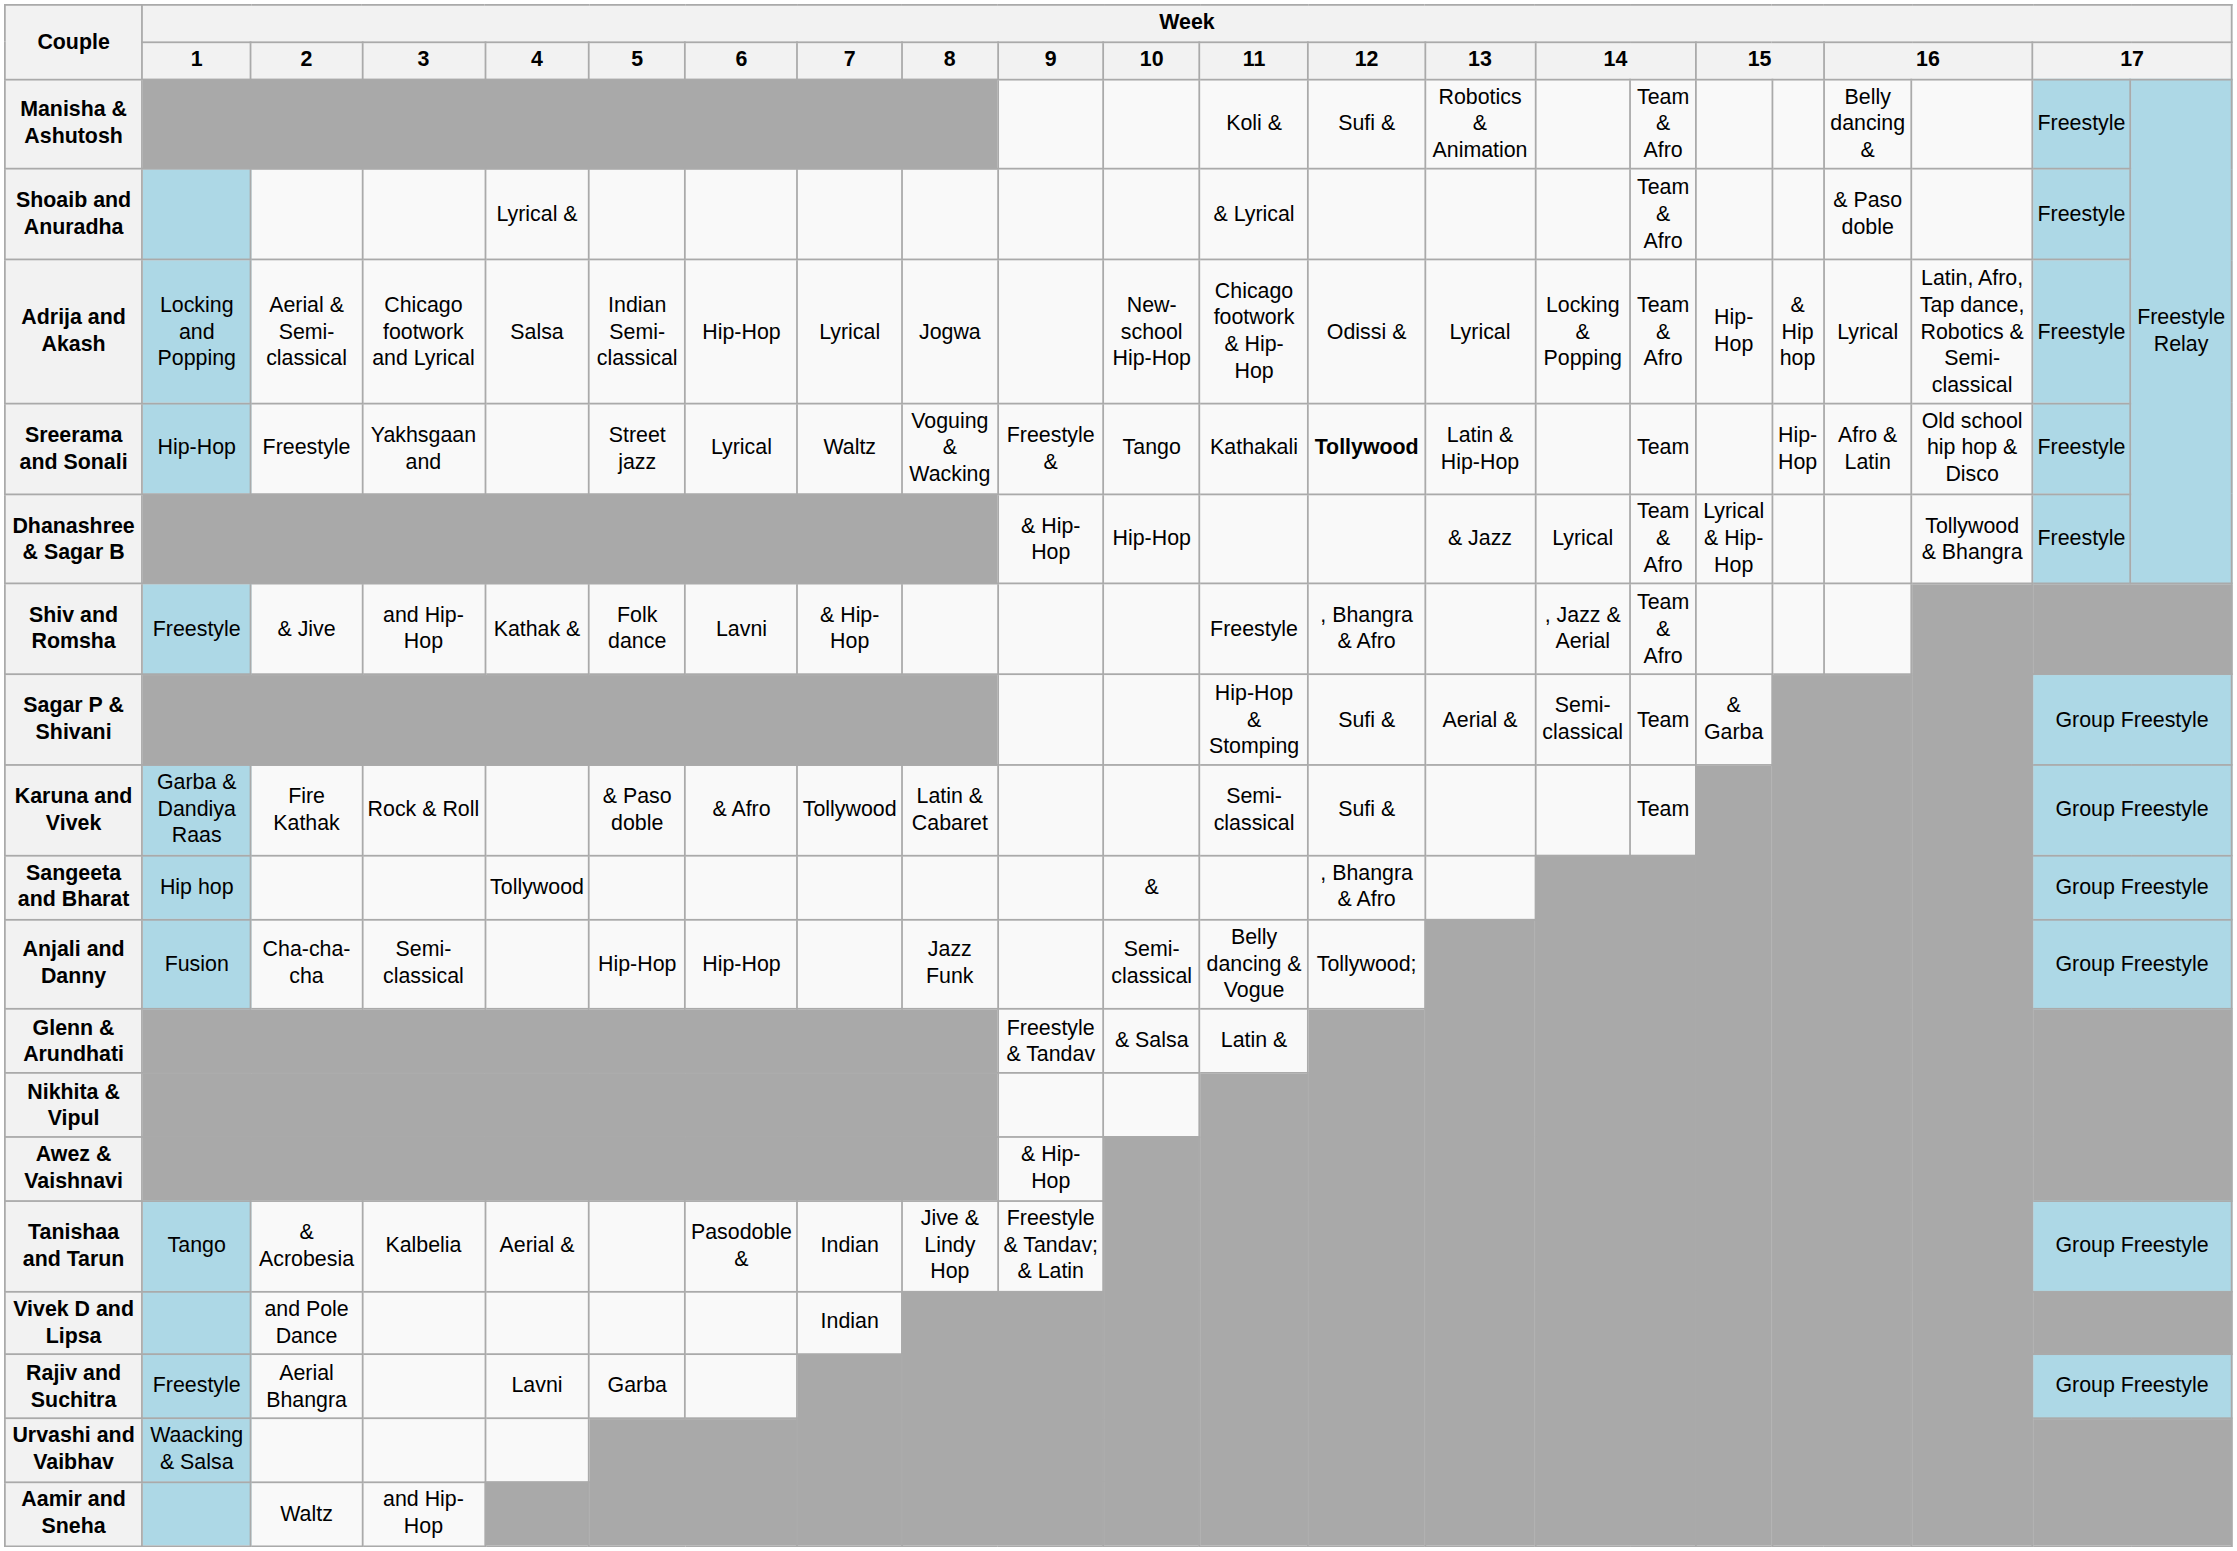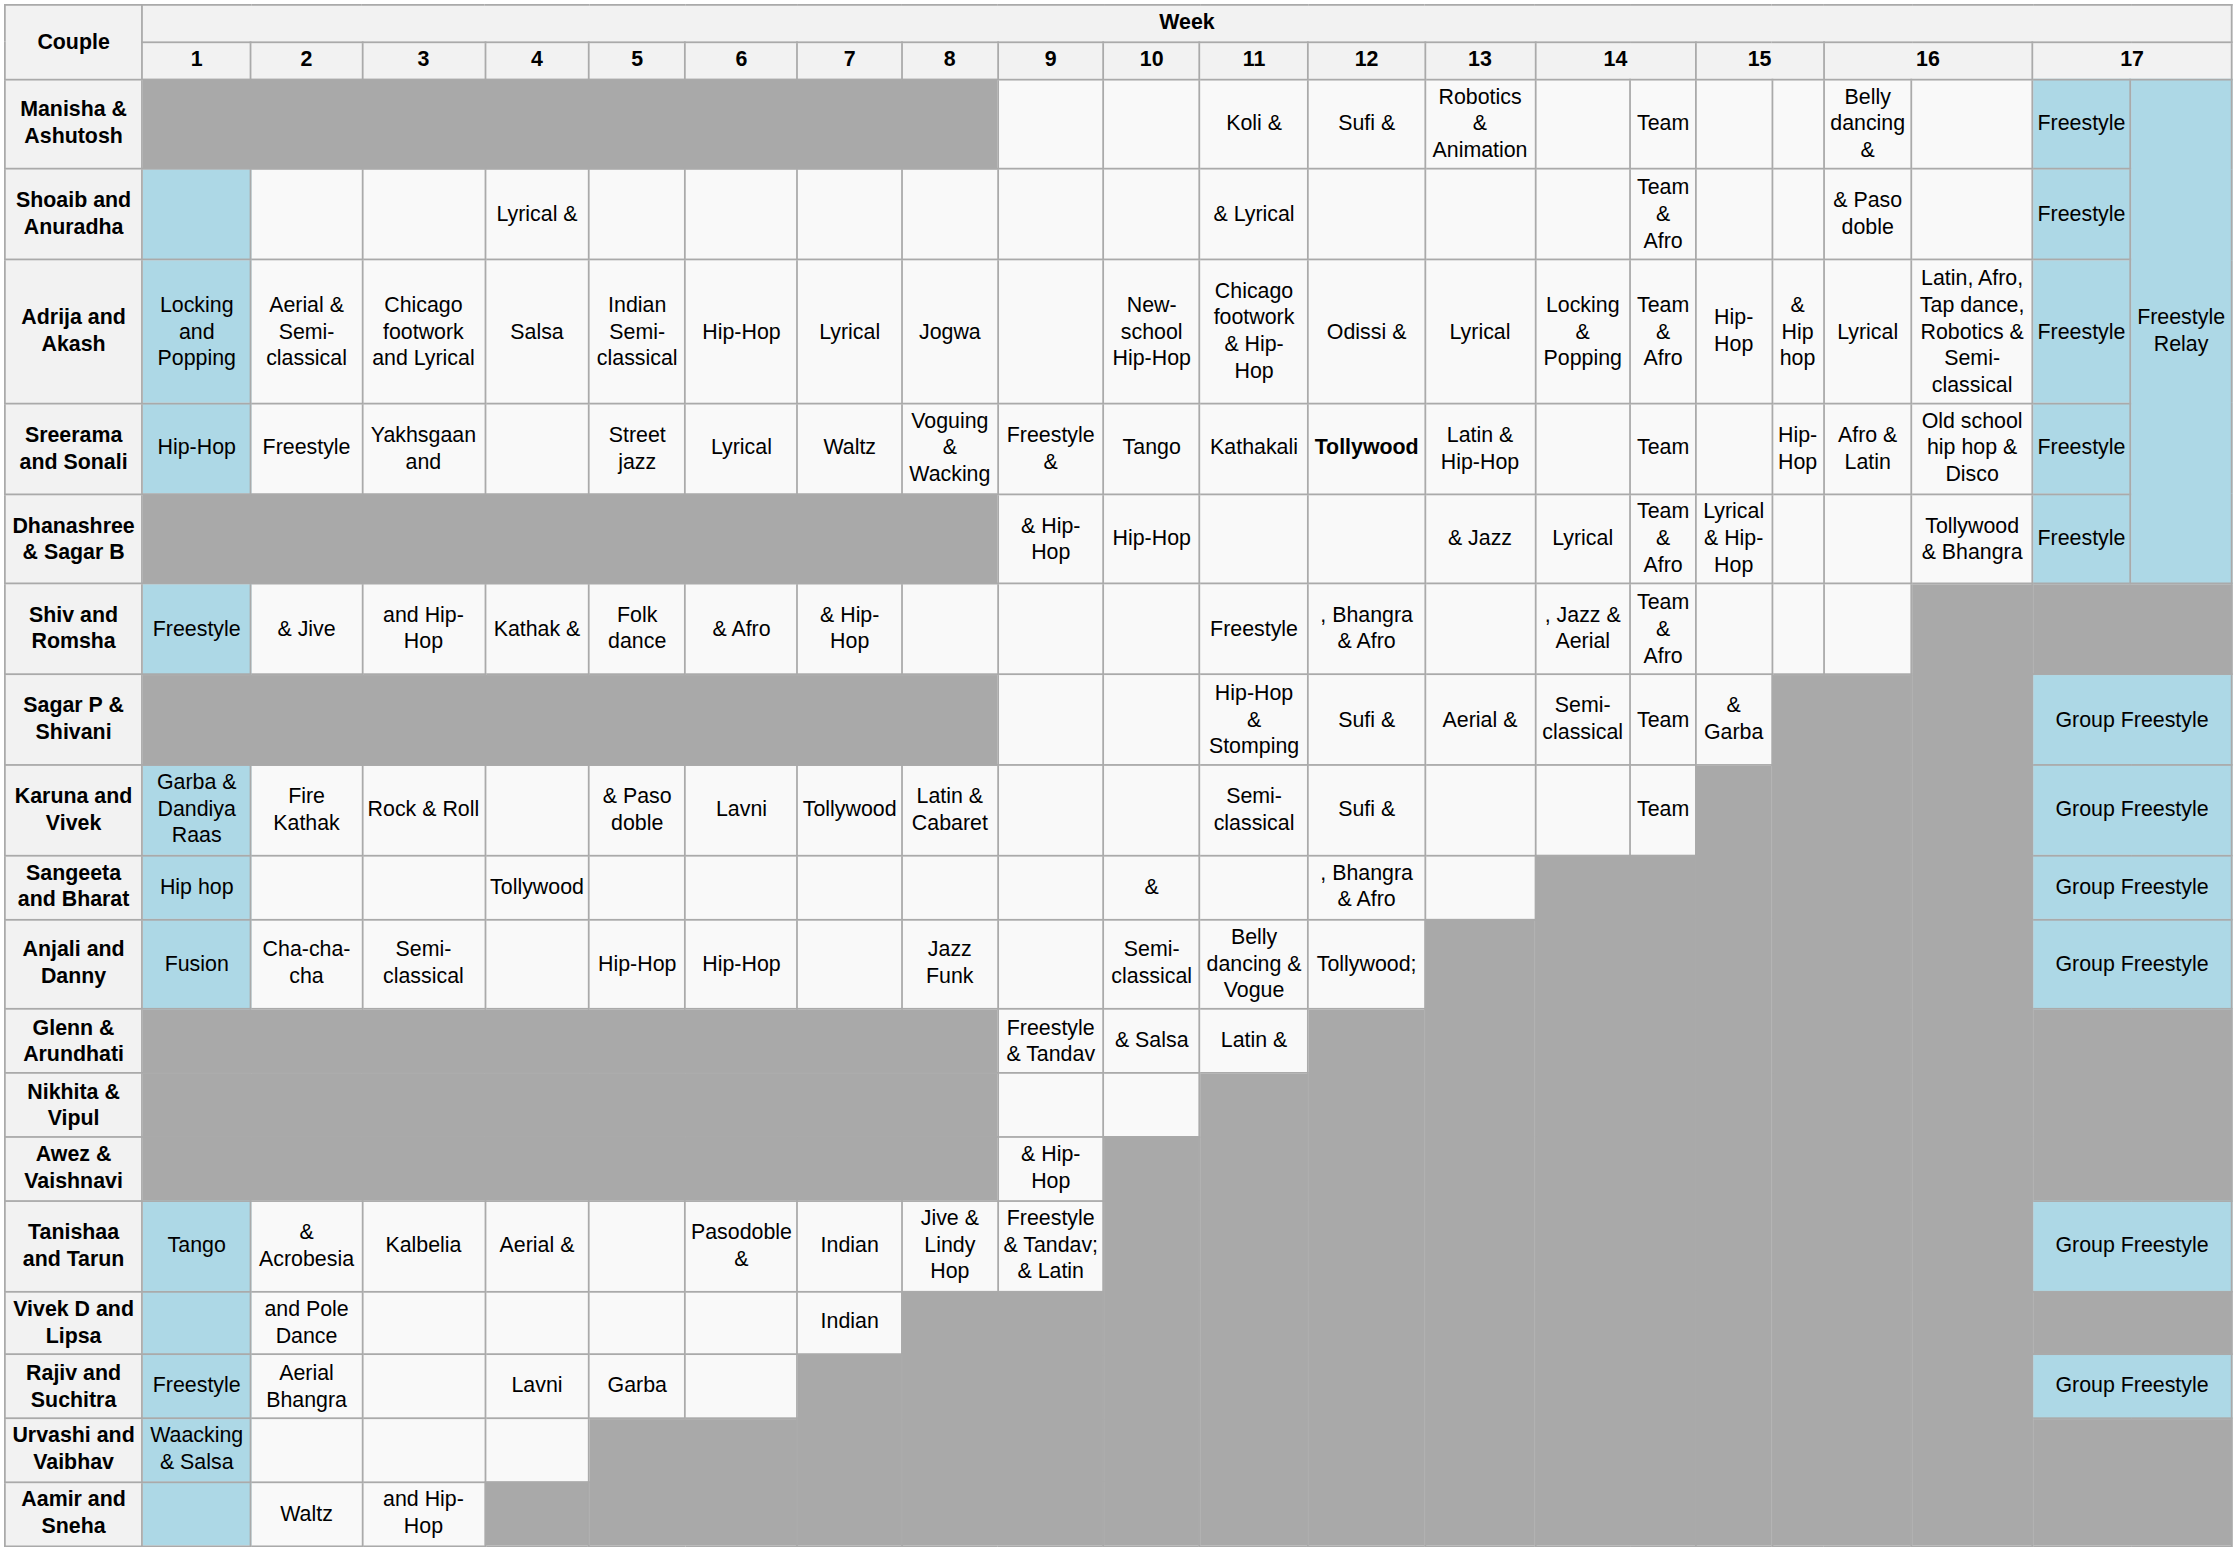(1663, 123) Team & Afro -> (1663, 123) Team
(741, 629) Lavni -> (741, 629) & Afro
(741, 809) & Afro -> (741, 809) Lavni
